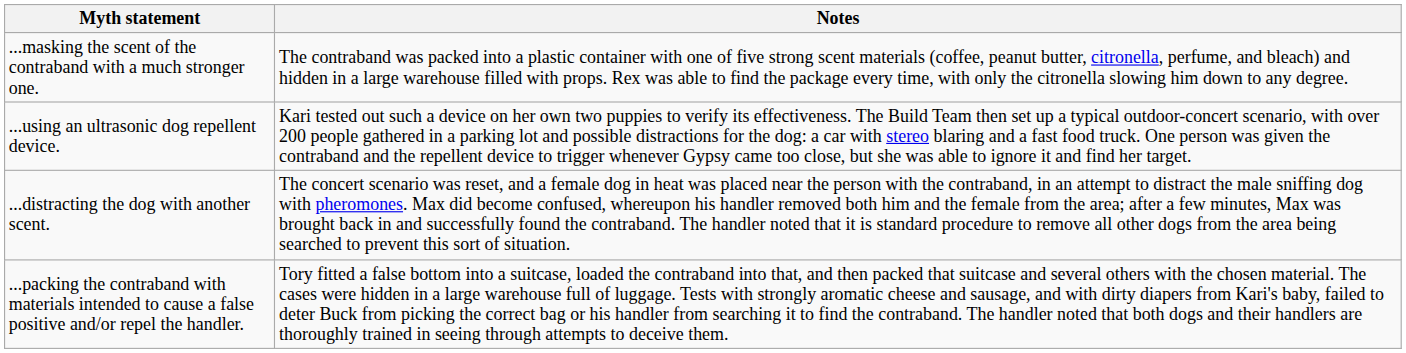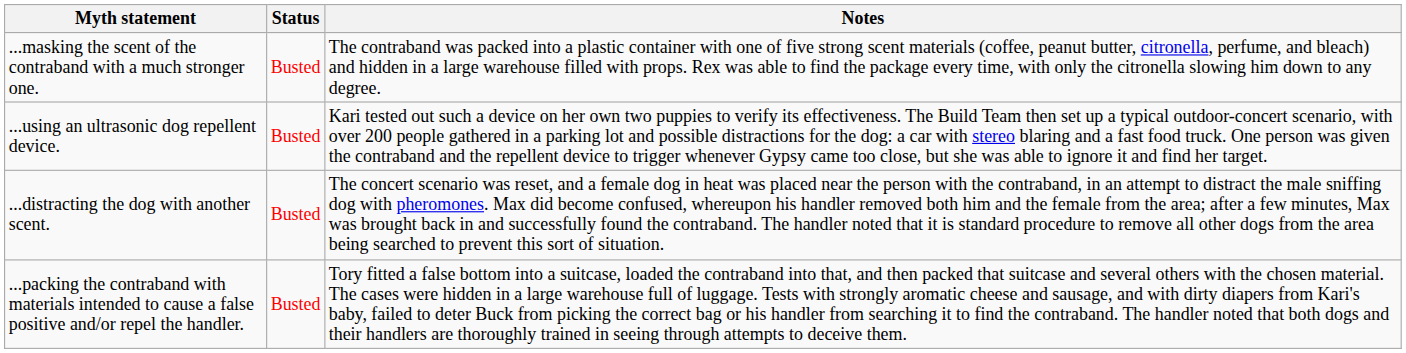+ column: (296, 18)
